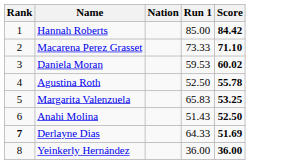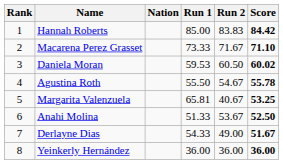+ column: (231, 13)
(198, 82) 52.50 -> (198, 82) 55.50
(198, 99) 65.83 -> (198, 99) 65.81
(198, 116) 51.43 -> (198, 116) 51.33
(20, 133) bold -> (20, 133) normal
(198, 133) 64.33 -> (198, 133) 54.33
(230, 133) 51.69 -> (263, 133) 51.67
